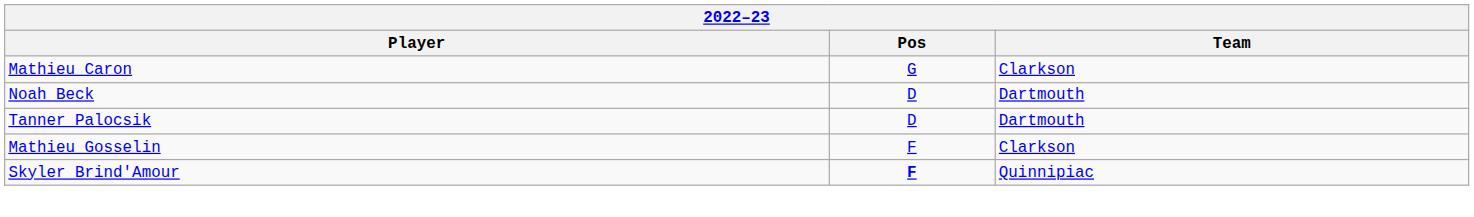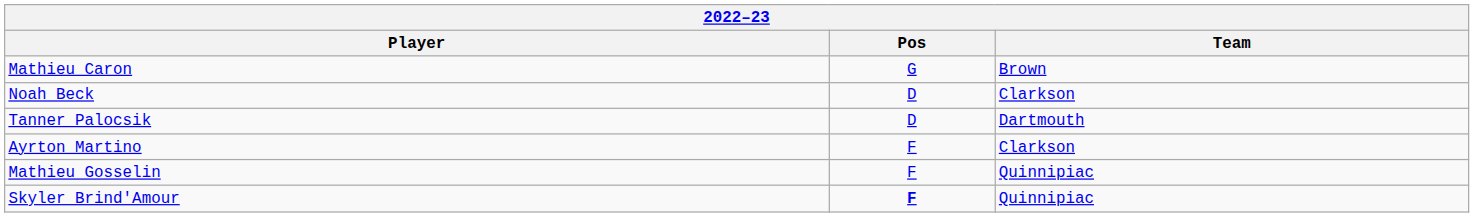(1037, 69) Clarkson -> (1023, 69) Brown
(1042, 95) Dartmouth -> (1037, 95) Clarkson
+ row: (75, 147)
(1037, 147) Clarkson -> (1046, 173) Quinnipiac
